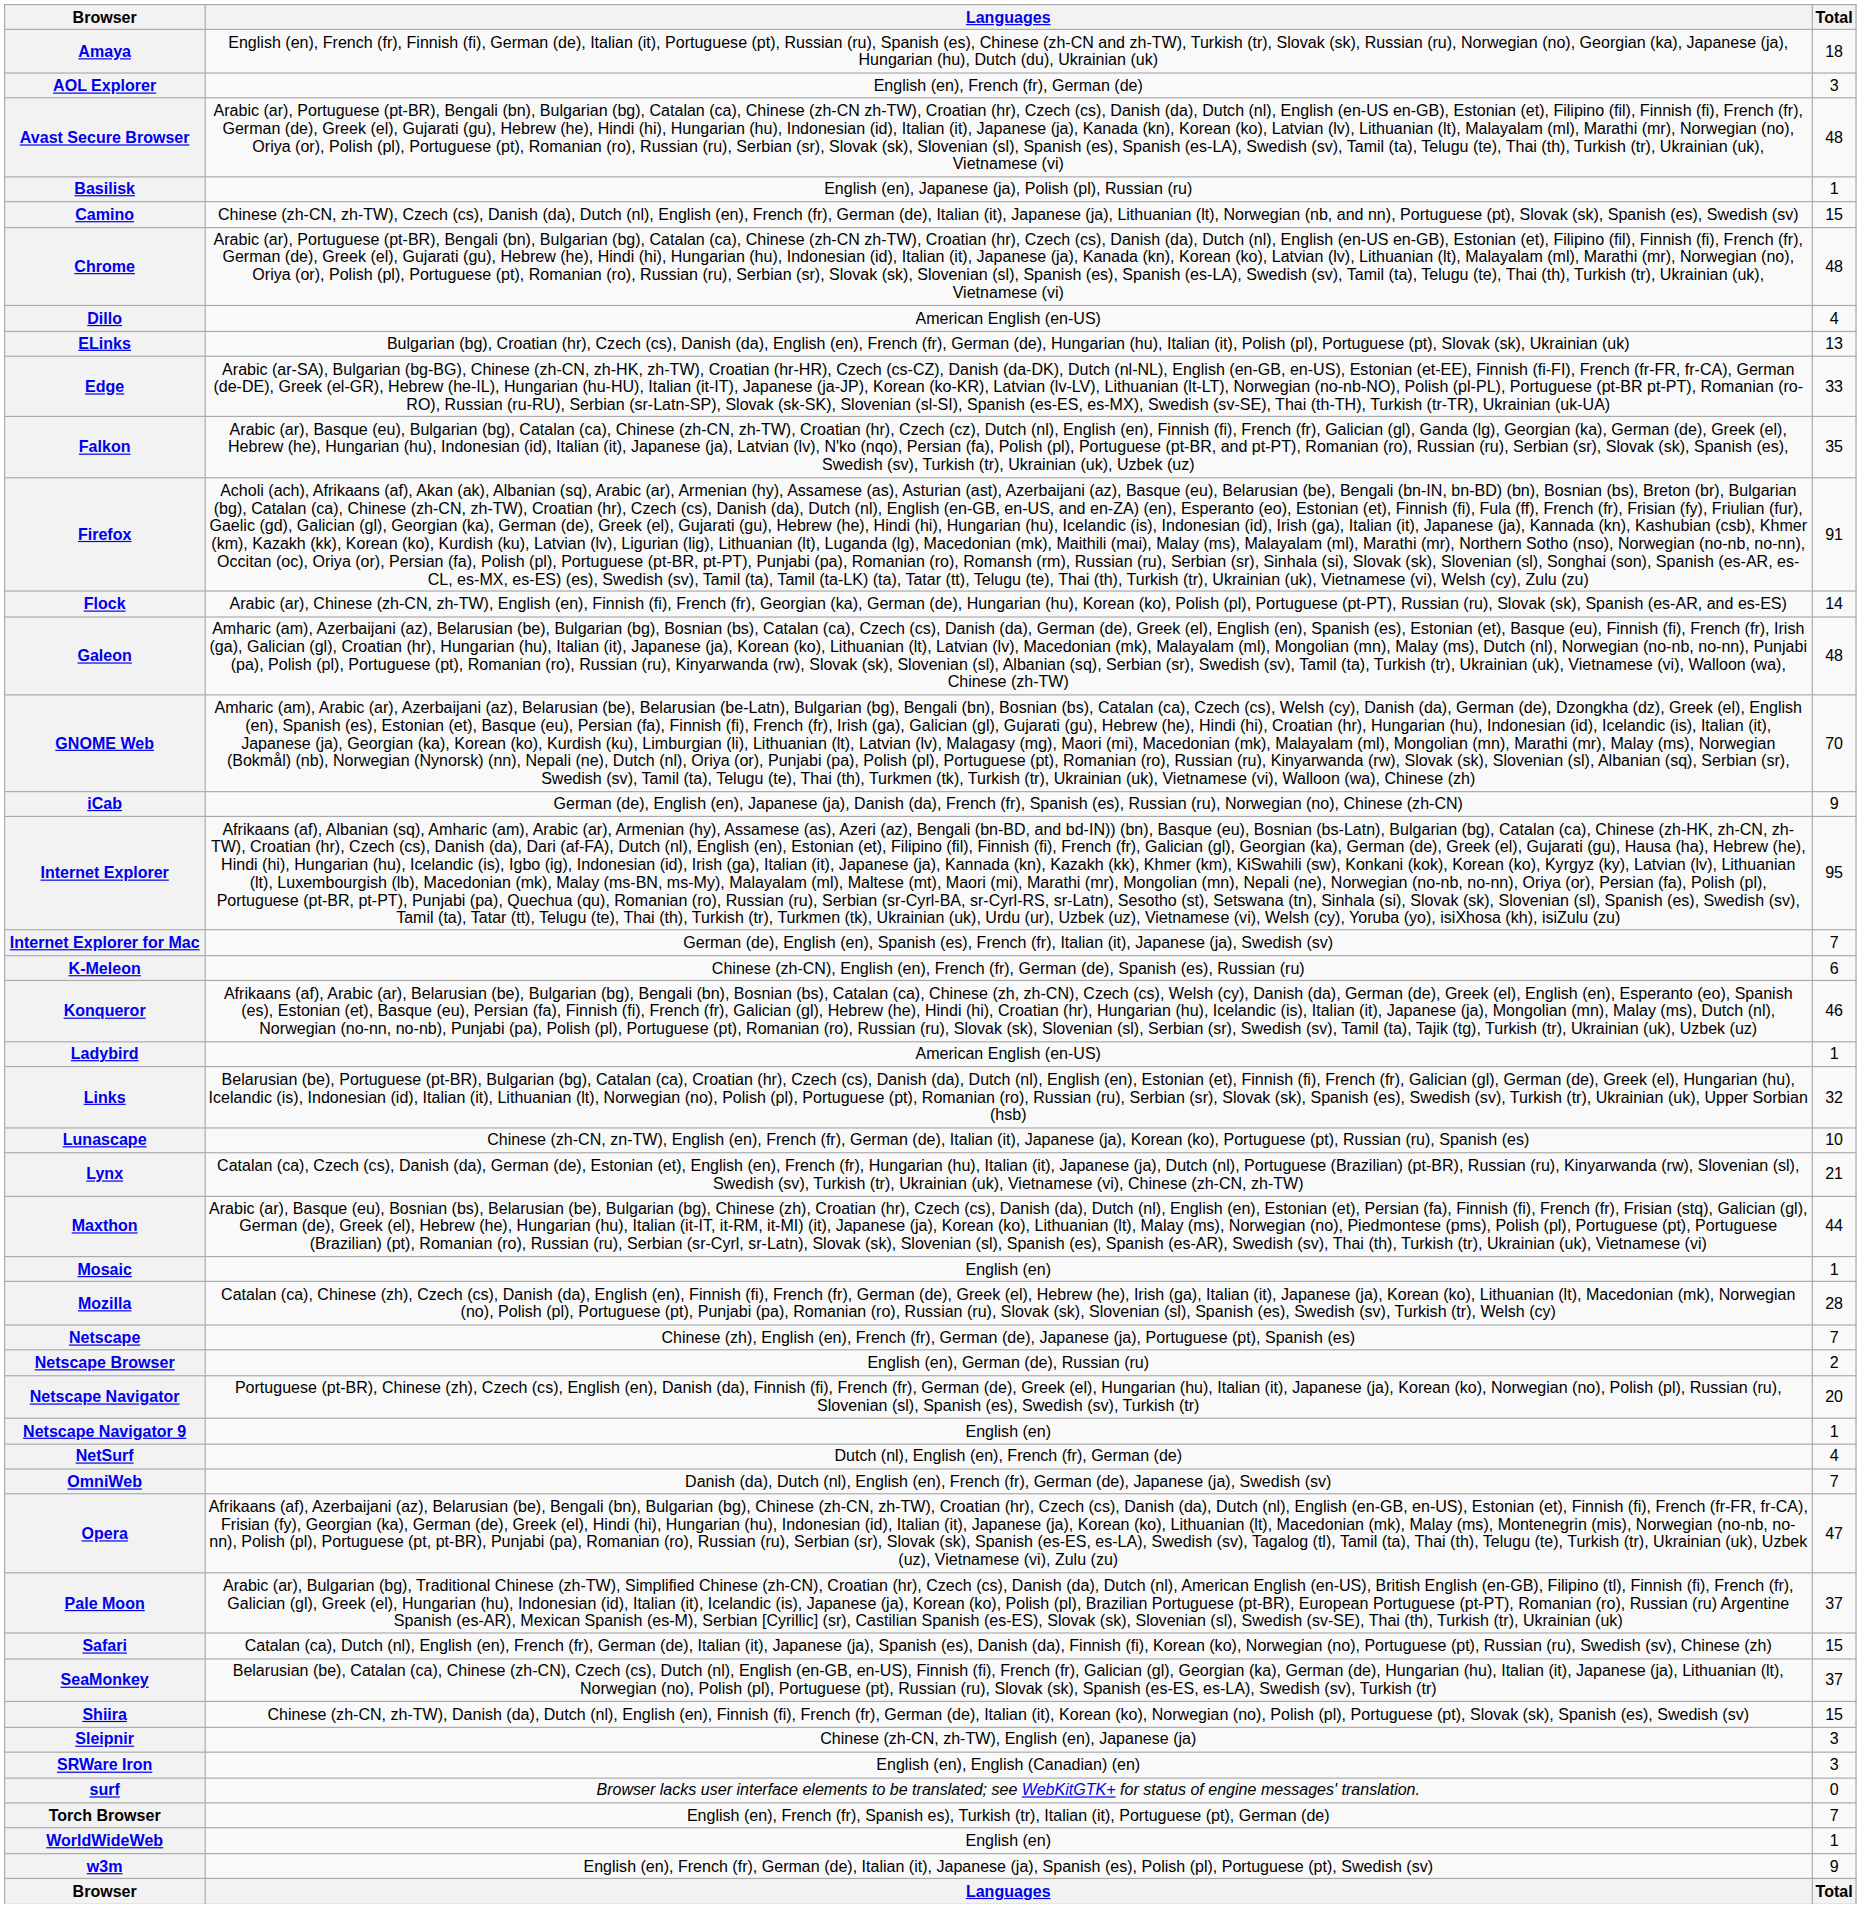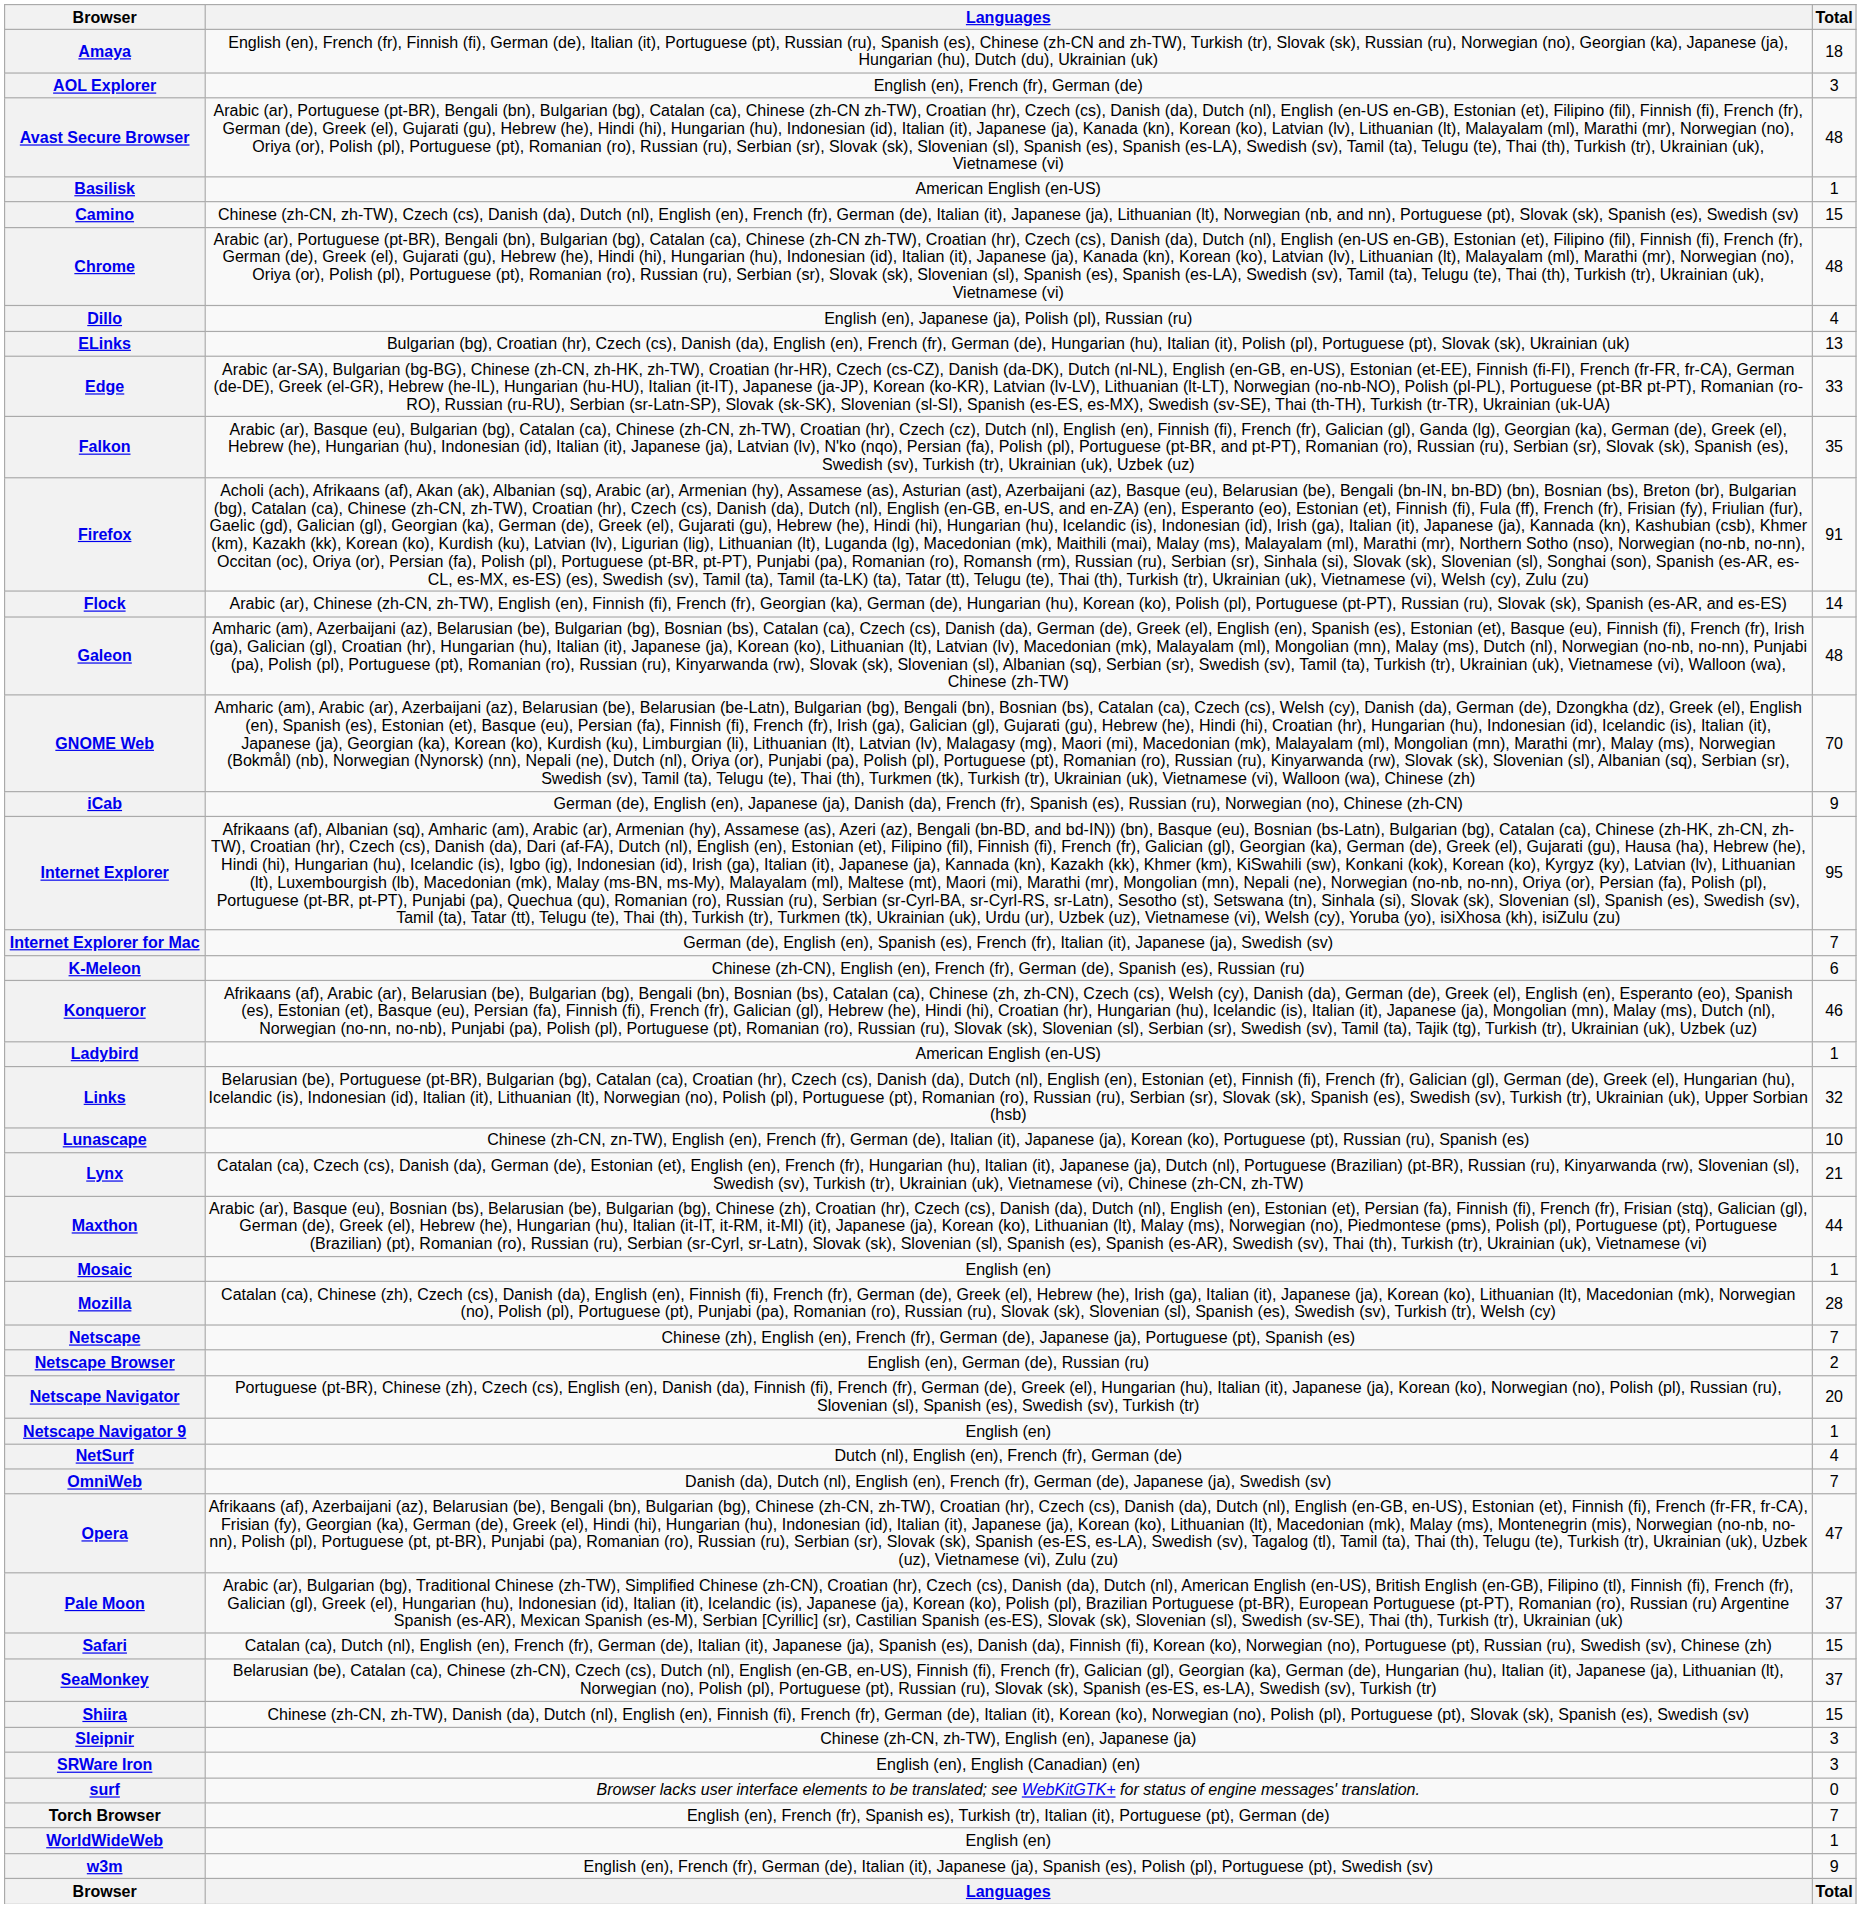(1008, 189) English (en), Japanese (ja), Polish (pl), Russian (ru) -> (1008, 189) American English (en-US)
(1008, 318) American English (en-US) -> (1008, 318) English (en), Japanese (ja), Polish (pl), Russian (ru)
